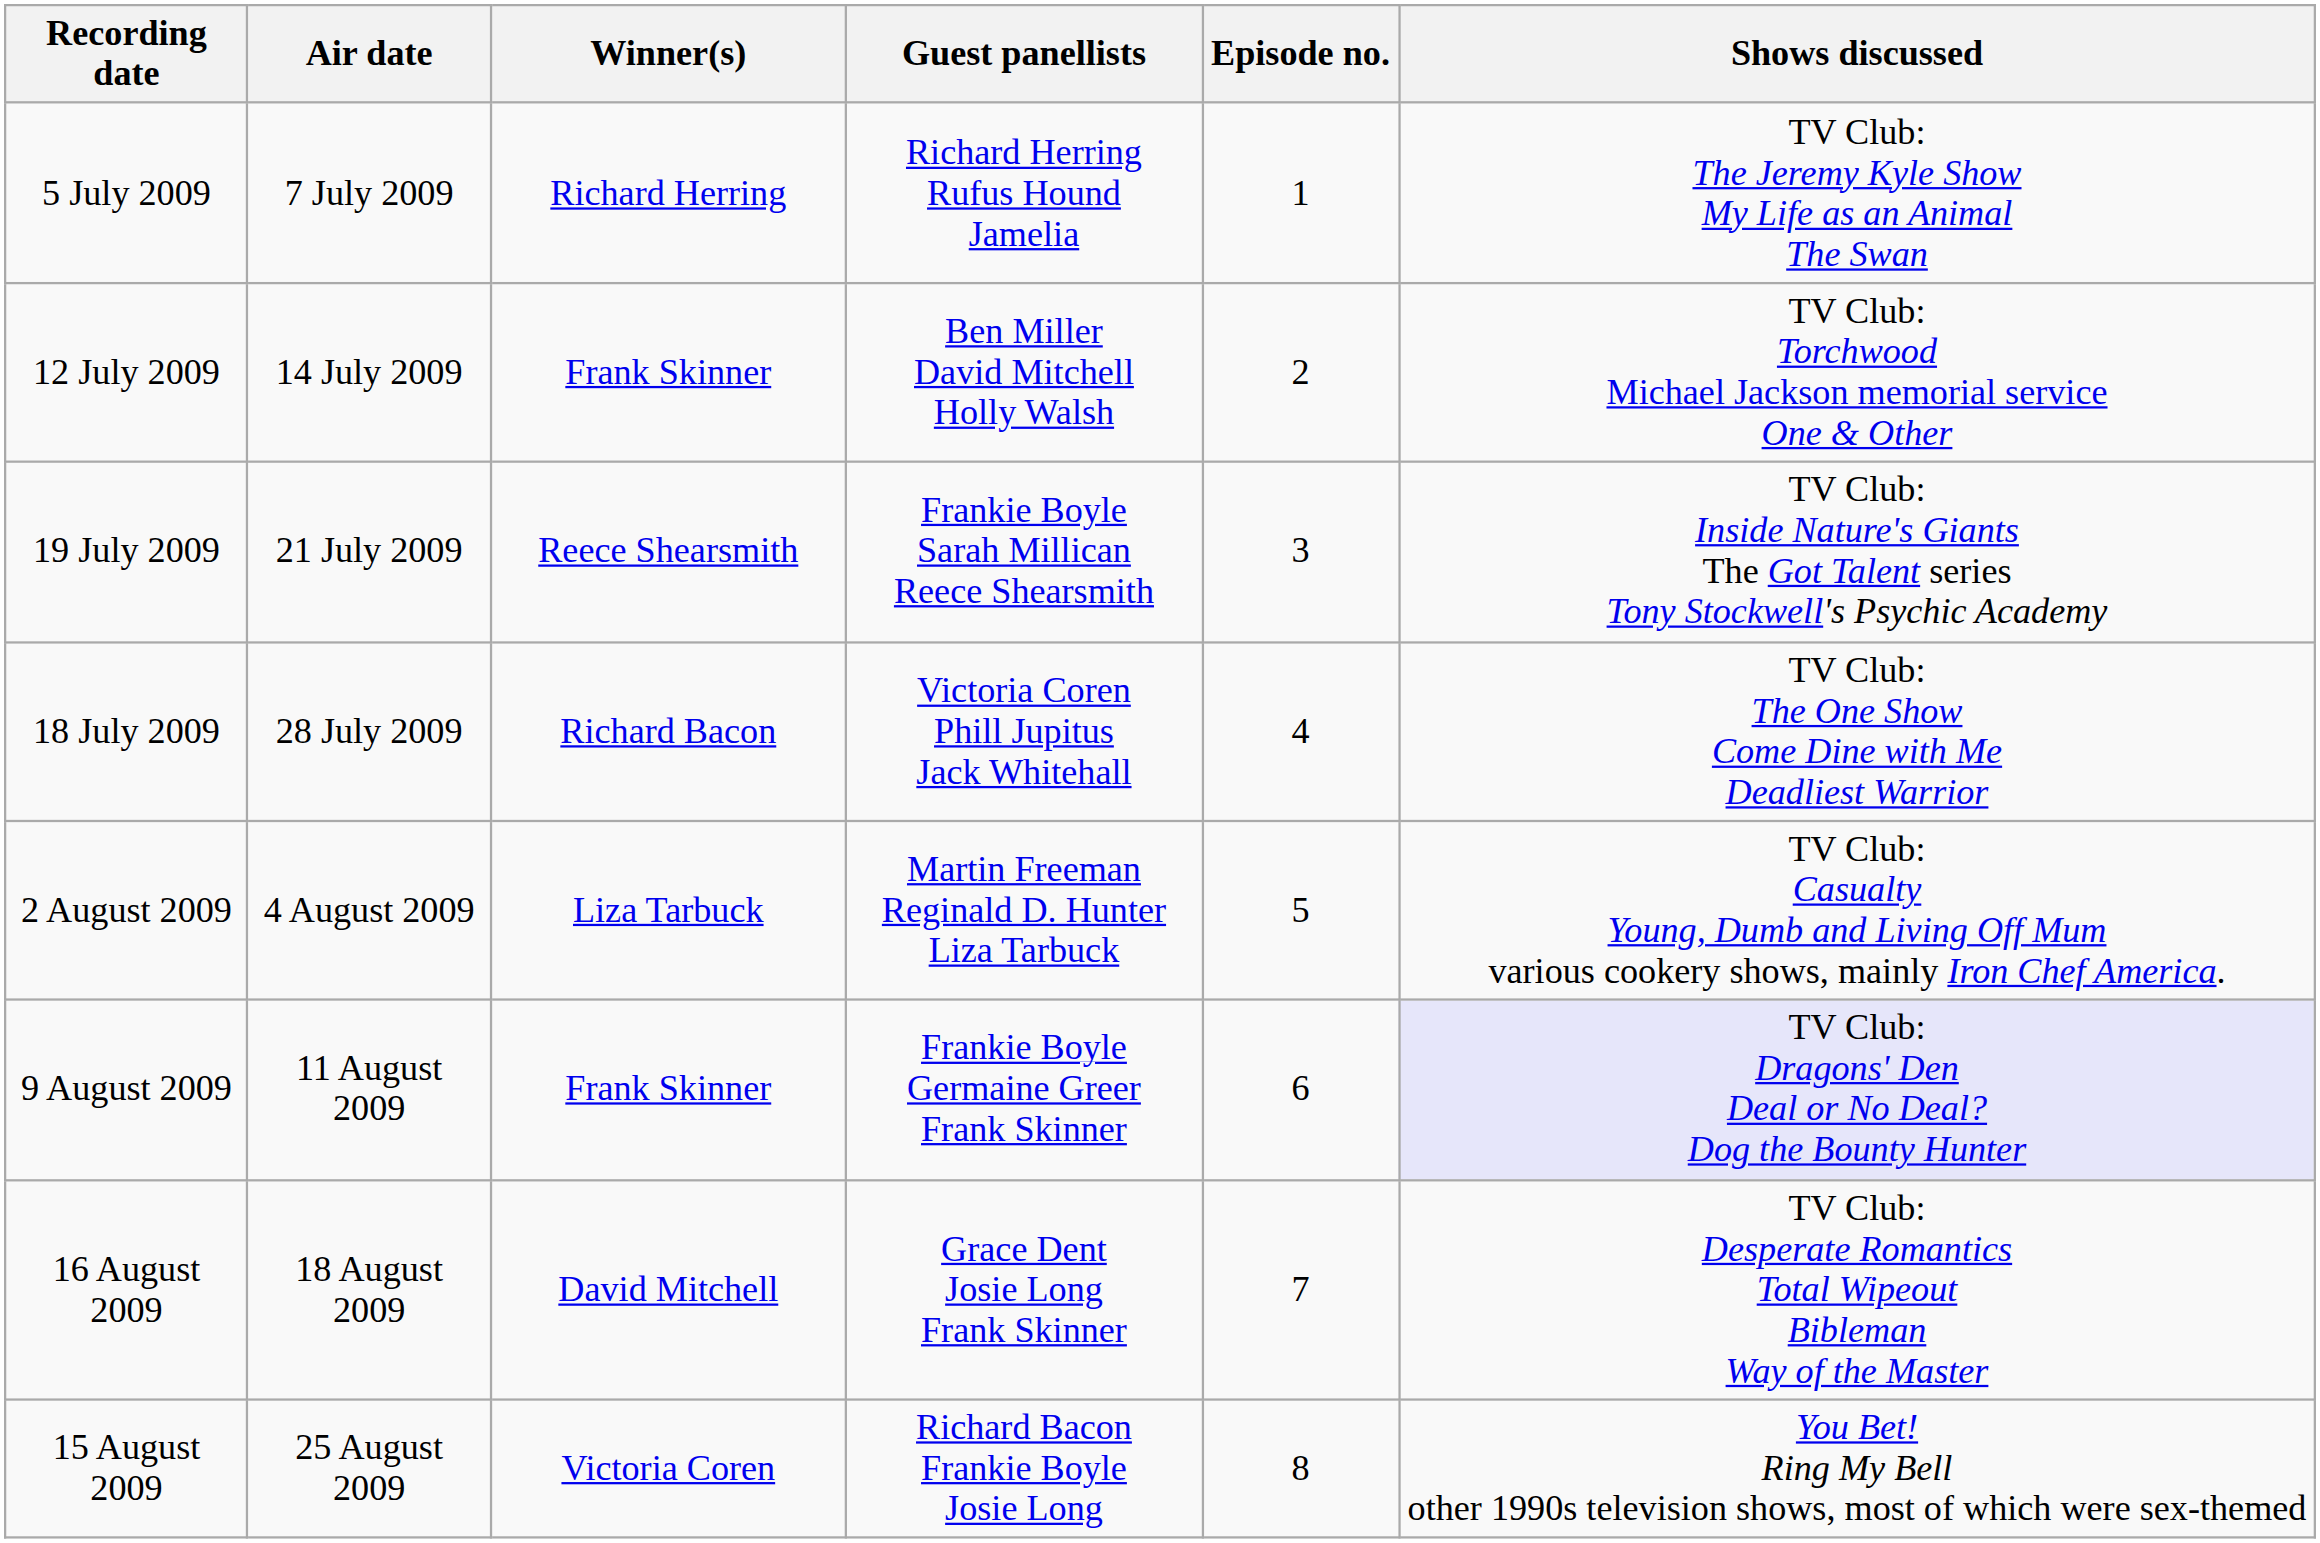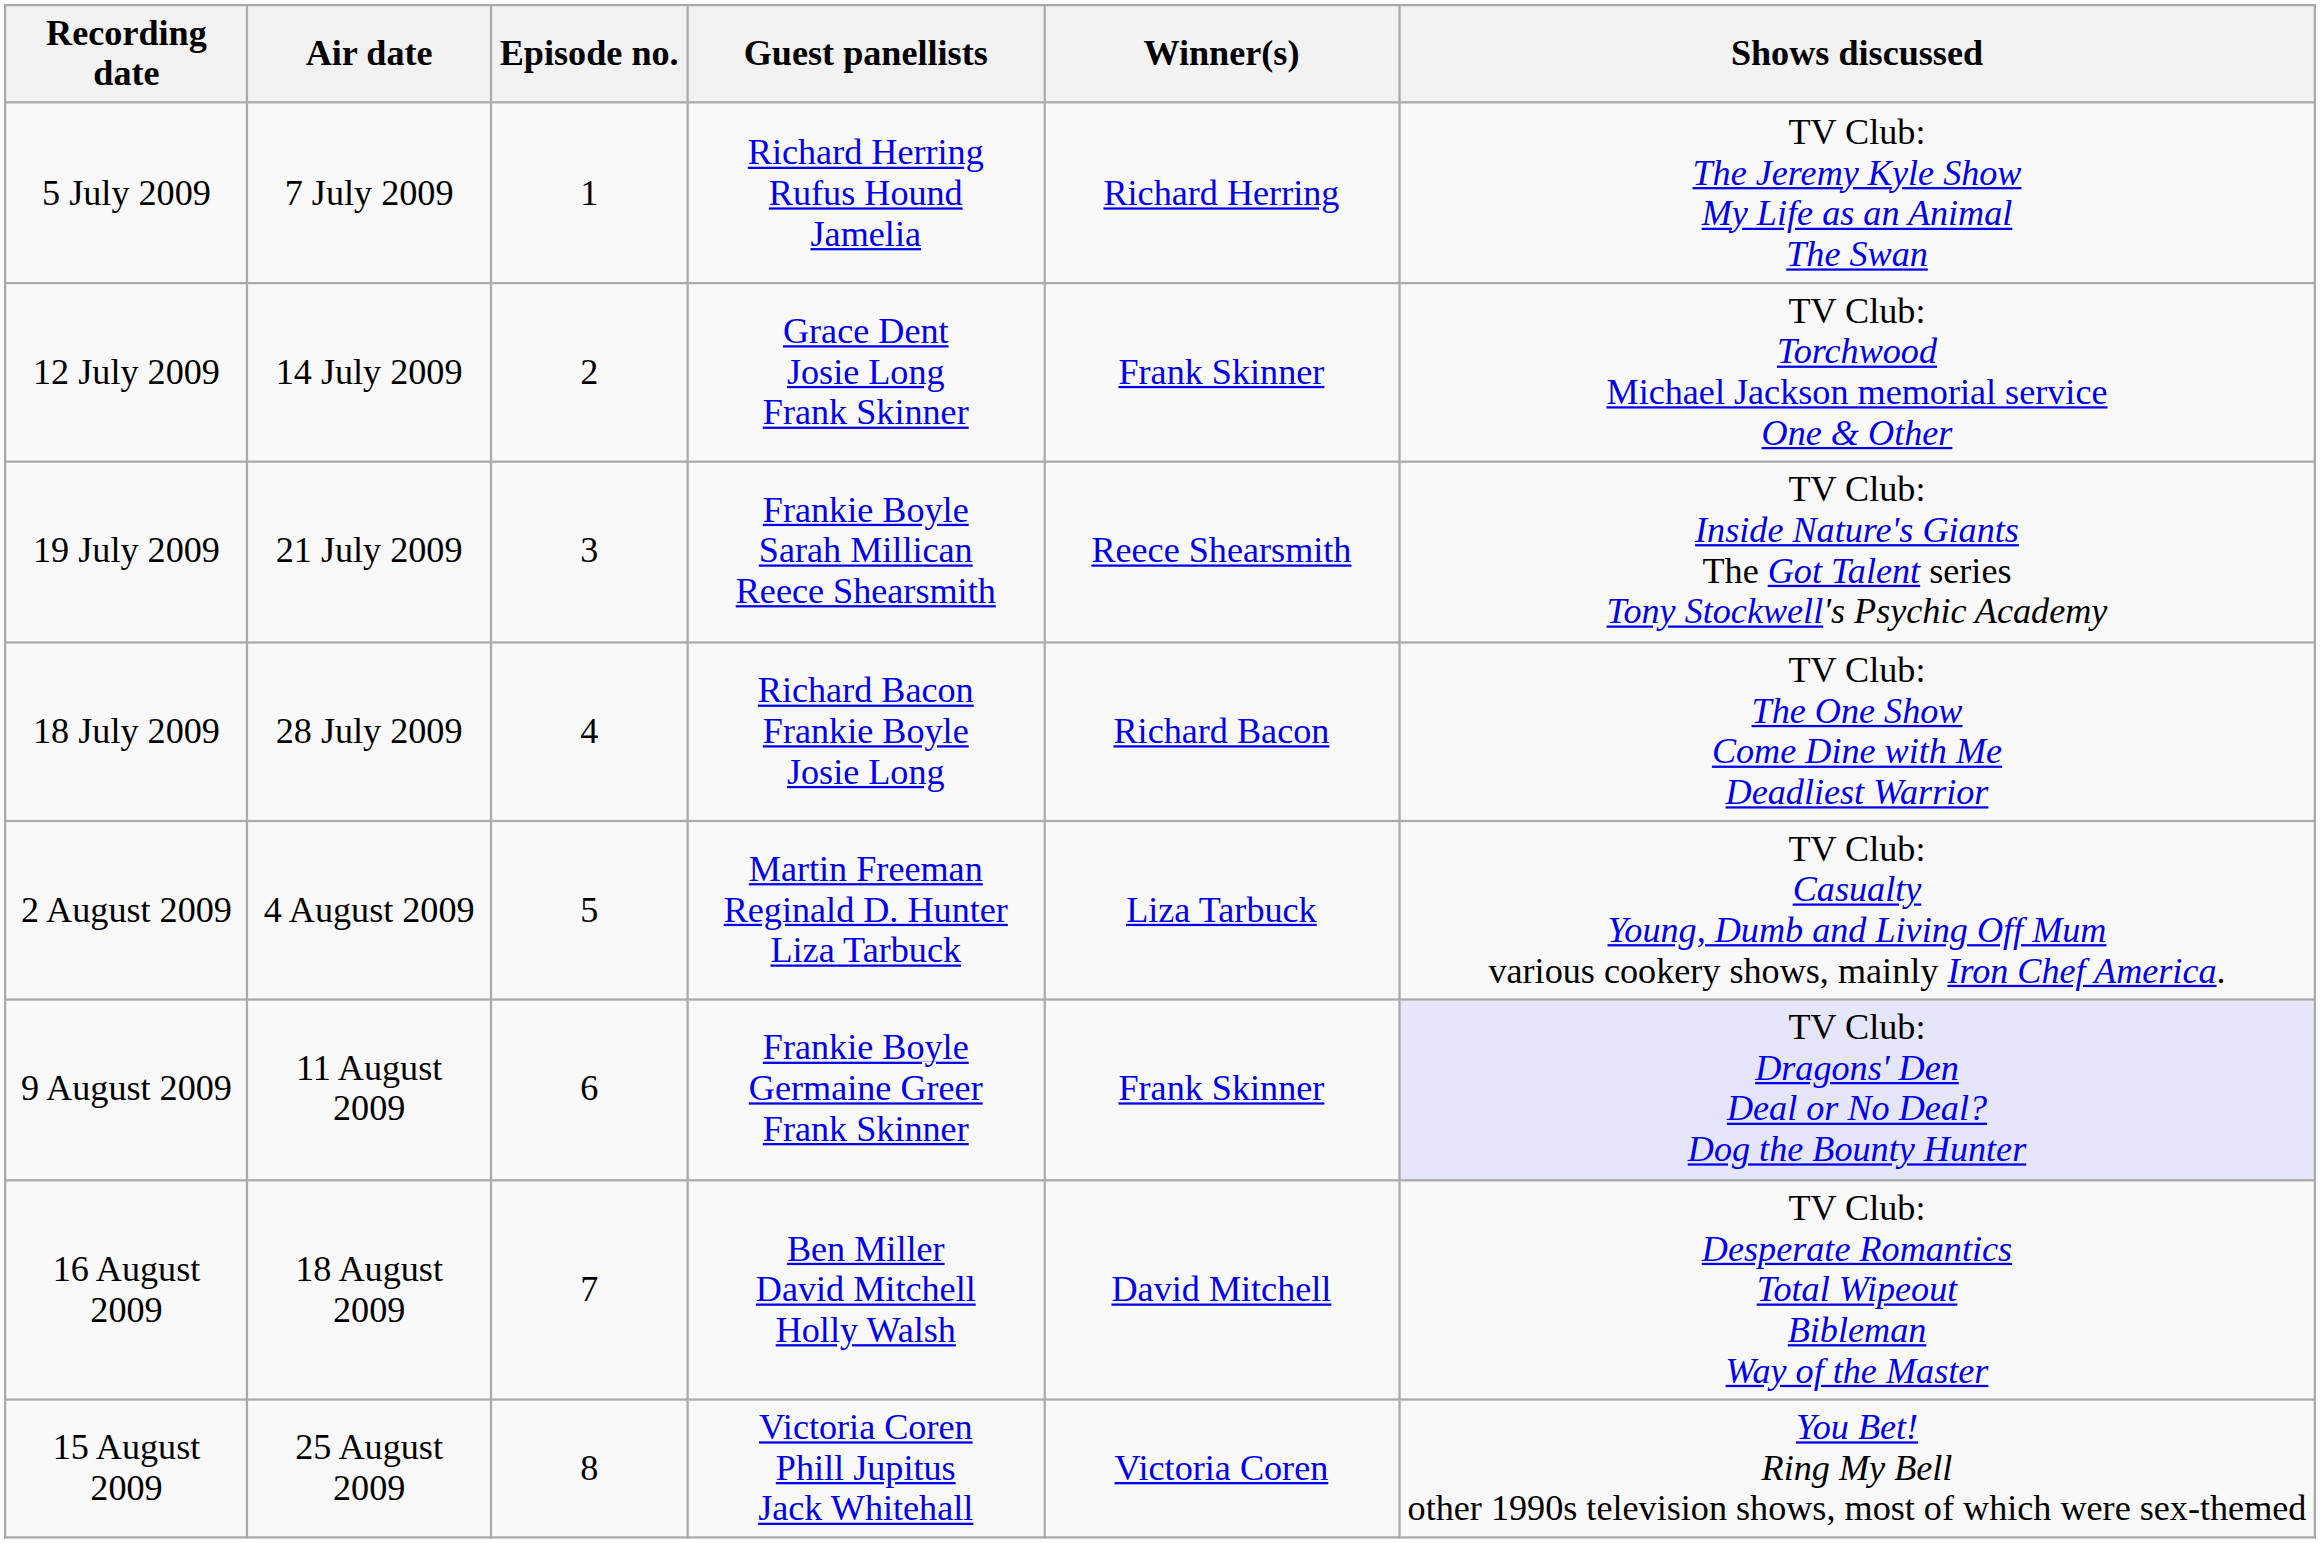columns swapped: (1301, 53) <-> (668, 53)
(1024, 371) Ben Miller David Mitchell Holly Walsh -> (866, 371) Grace Dent Josie Long Frank Skinner
(1024, 730) Victoria Coren Phill Jupitus Jack Whitehall -> (866, 730) Richard Bacon Frankie Boyle Josie Long
(1024, 1288) Grace Dent Josie Long Frank Skinner -> (866, 1288) Ben Miller David Mitchell Holly Walsh
(1024, 1468) Richard Bacon Frankie Boyle Josie Long -> (866, 1468) Victoria Coren Phill Jupitus Jack Whitehall
